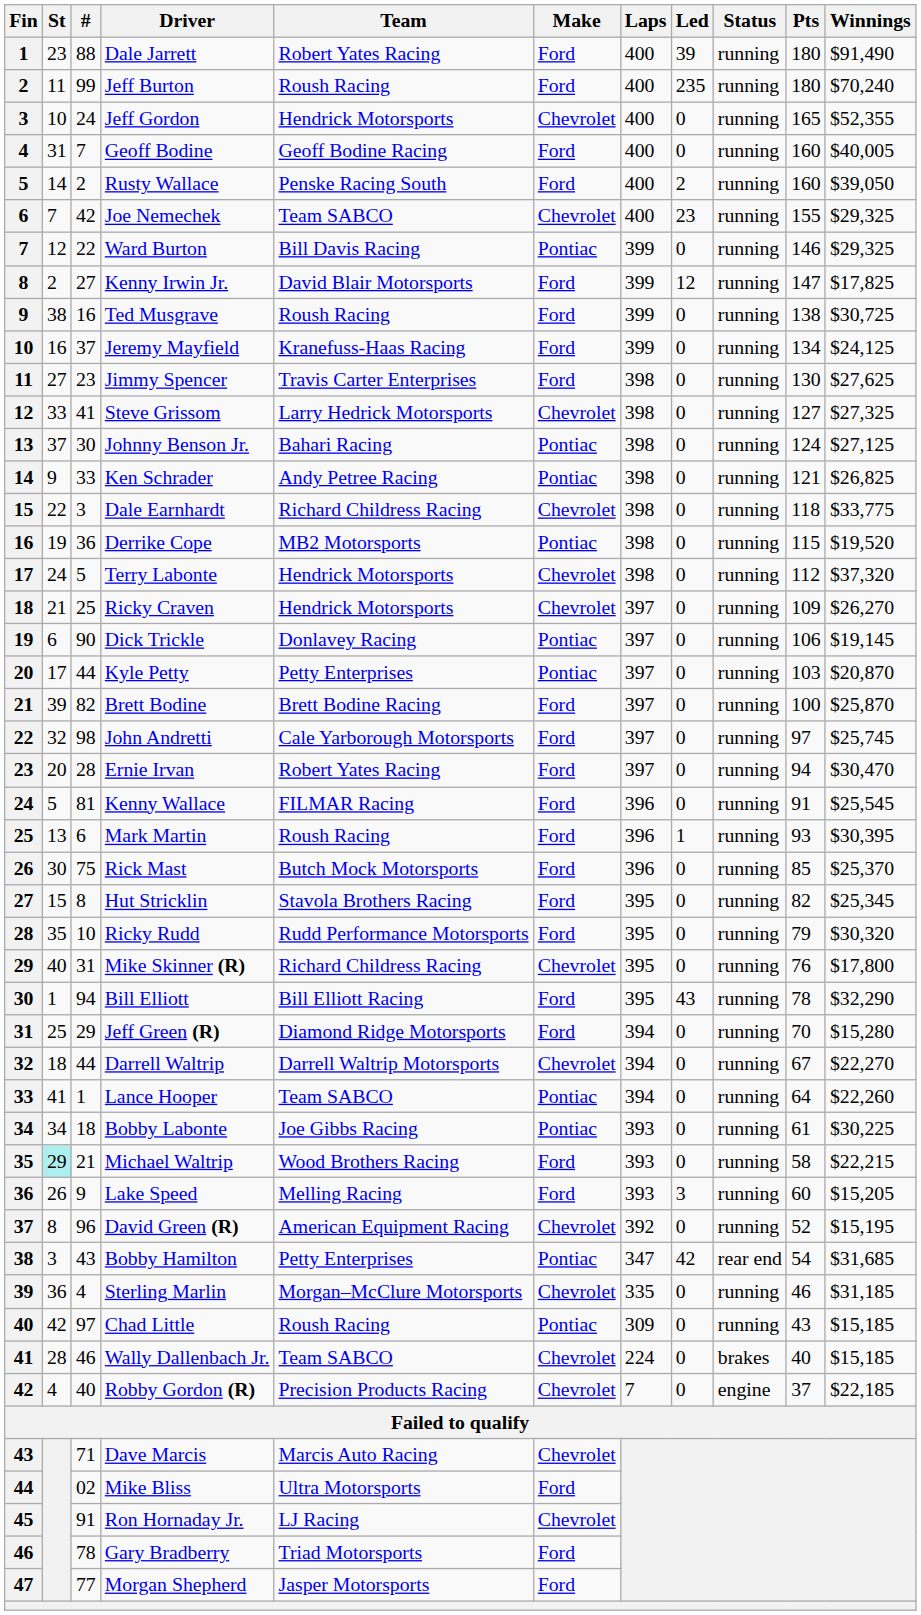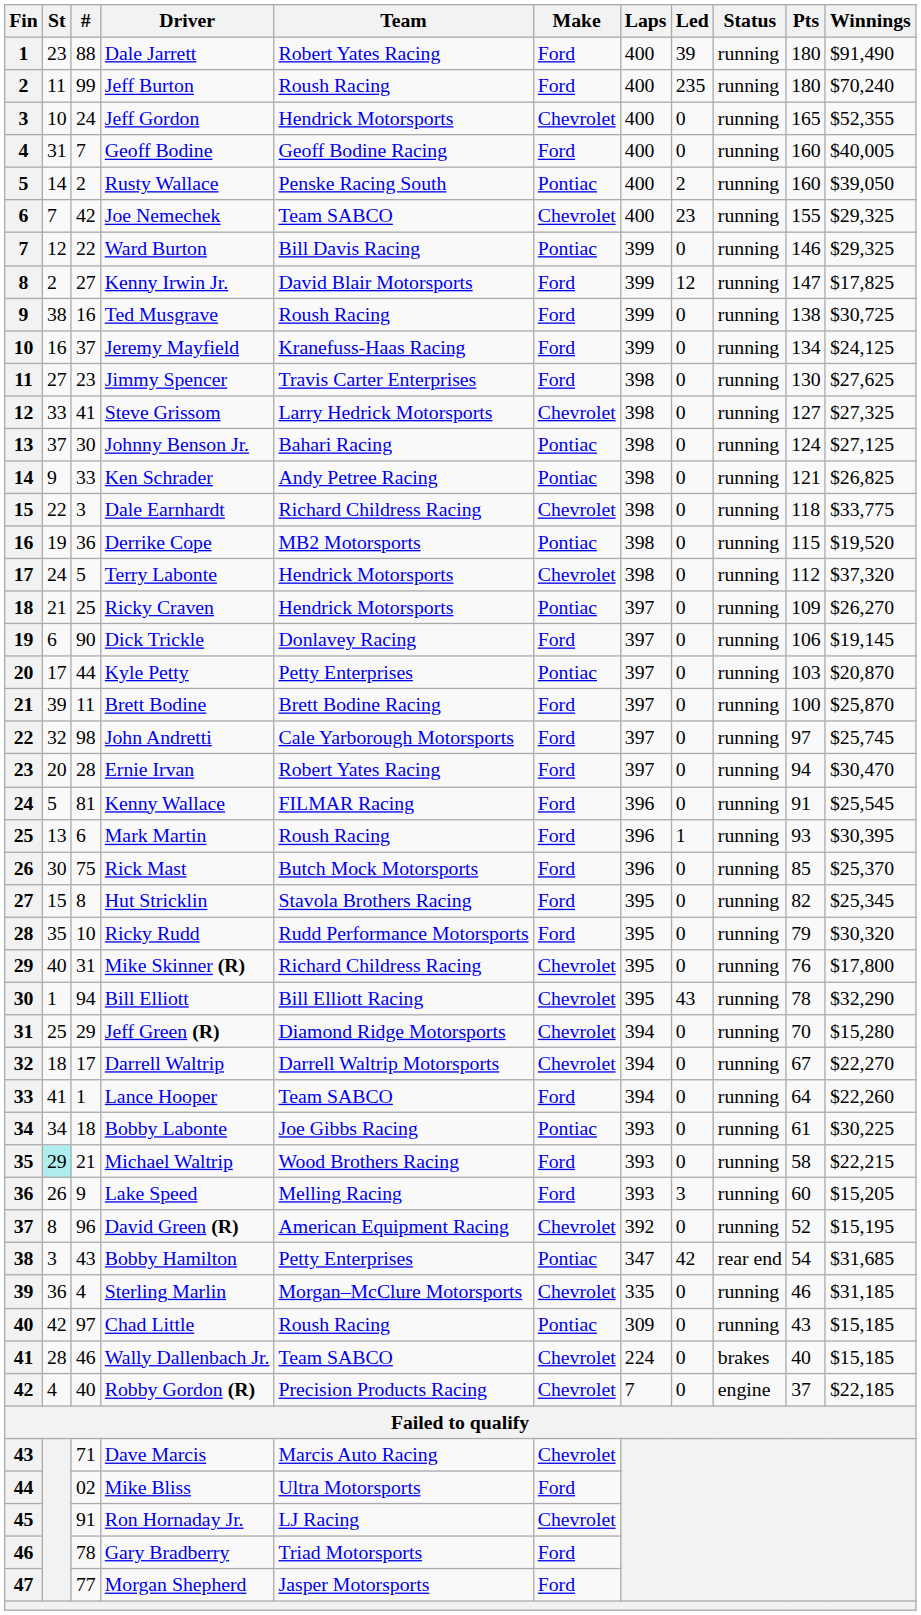(556, 183) Ford -> (567, 183) Pontiac
(577, 607) Chevrolet -> (567, 607) Pontiac
(567, 640) Pontiac -> (556, 640) Ford
(86, 705) 82 -> (85, 705) 11
(556, 998) Ford -> (577, 998) Chevrolet
(556, 1030) Ford -> (577, 1030) Chevrolet
(86, 1063) 44 -> (86, 1063) 17
(567, 1096) Pontiac -> (556, 1096) Ford
